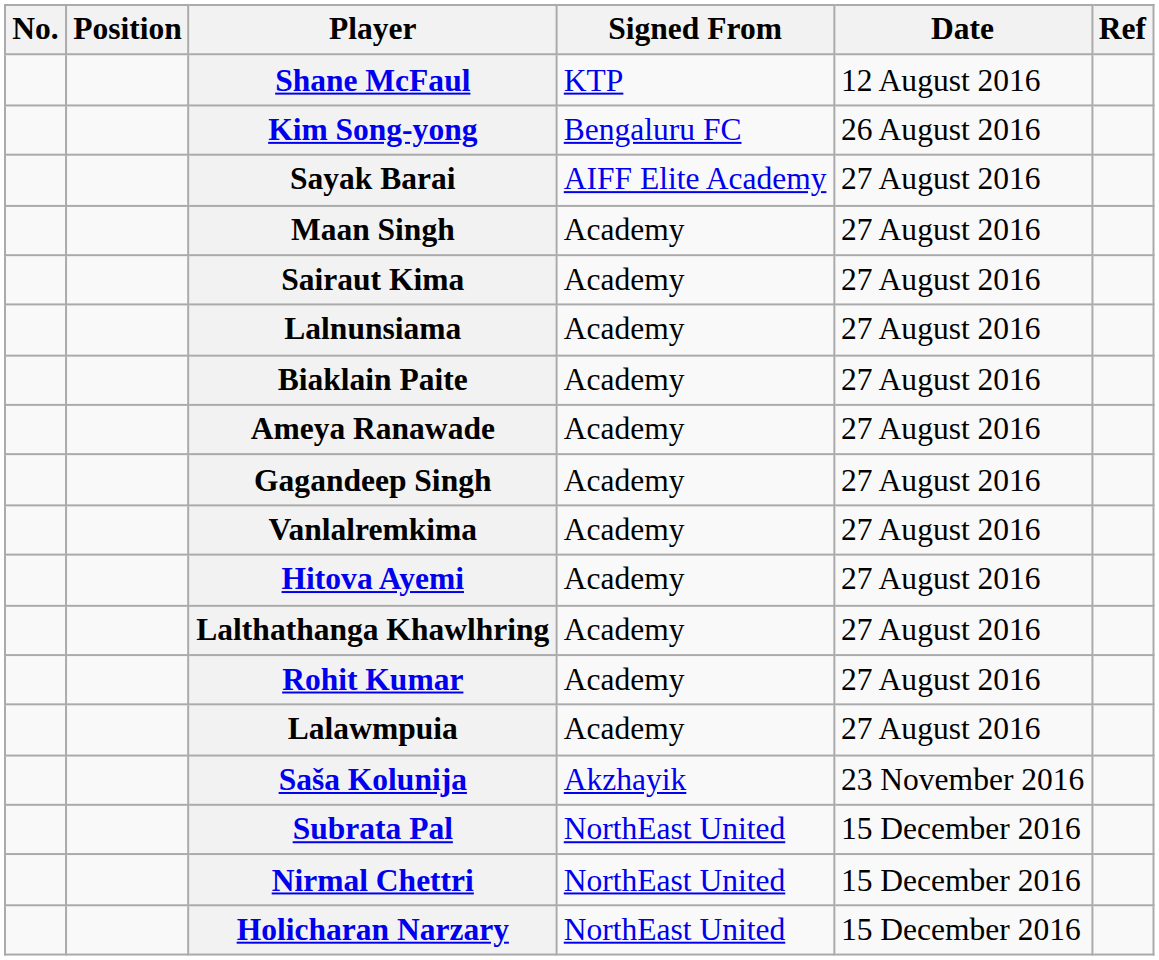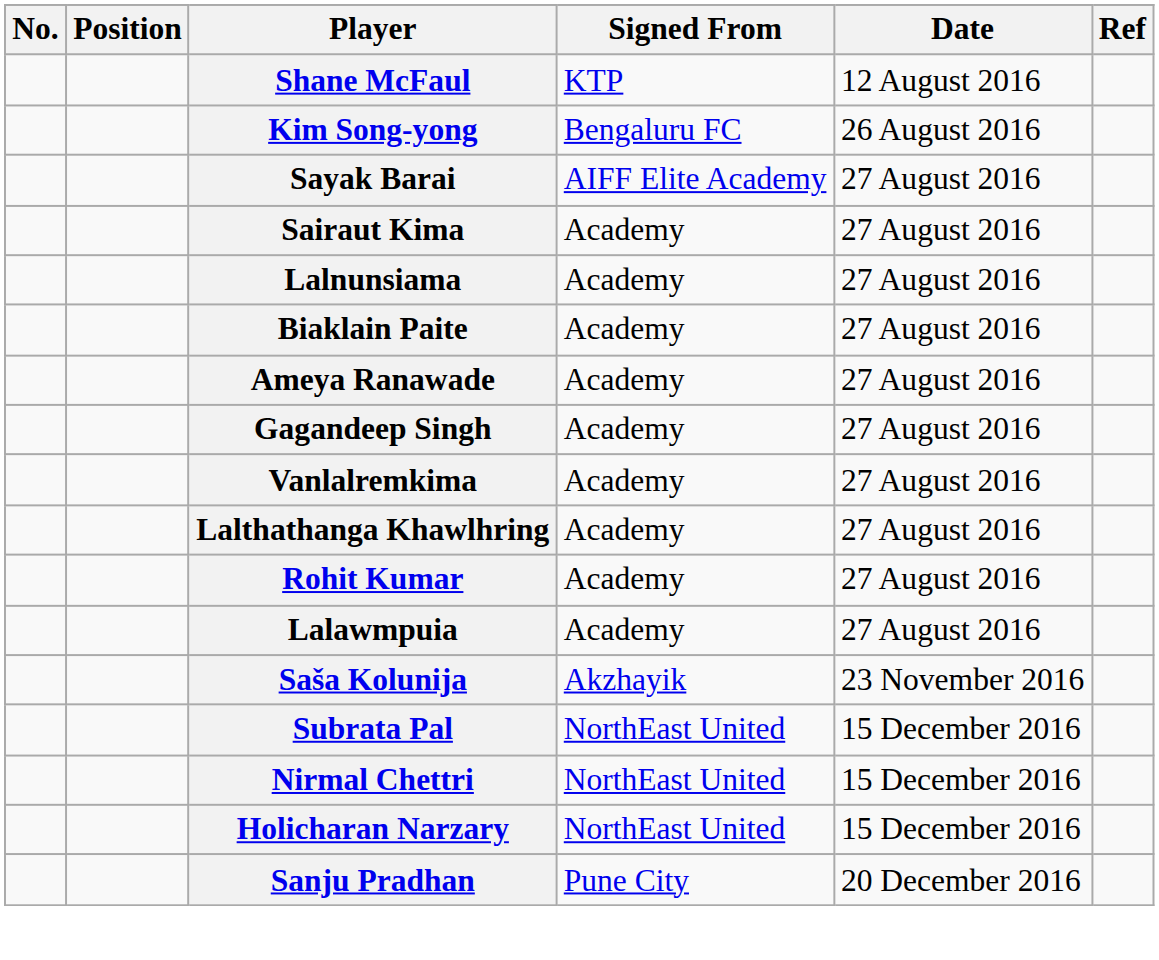- row: (373, 229)
- row: (373, 579)
+ row: (373, 879)
